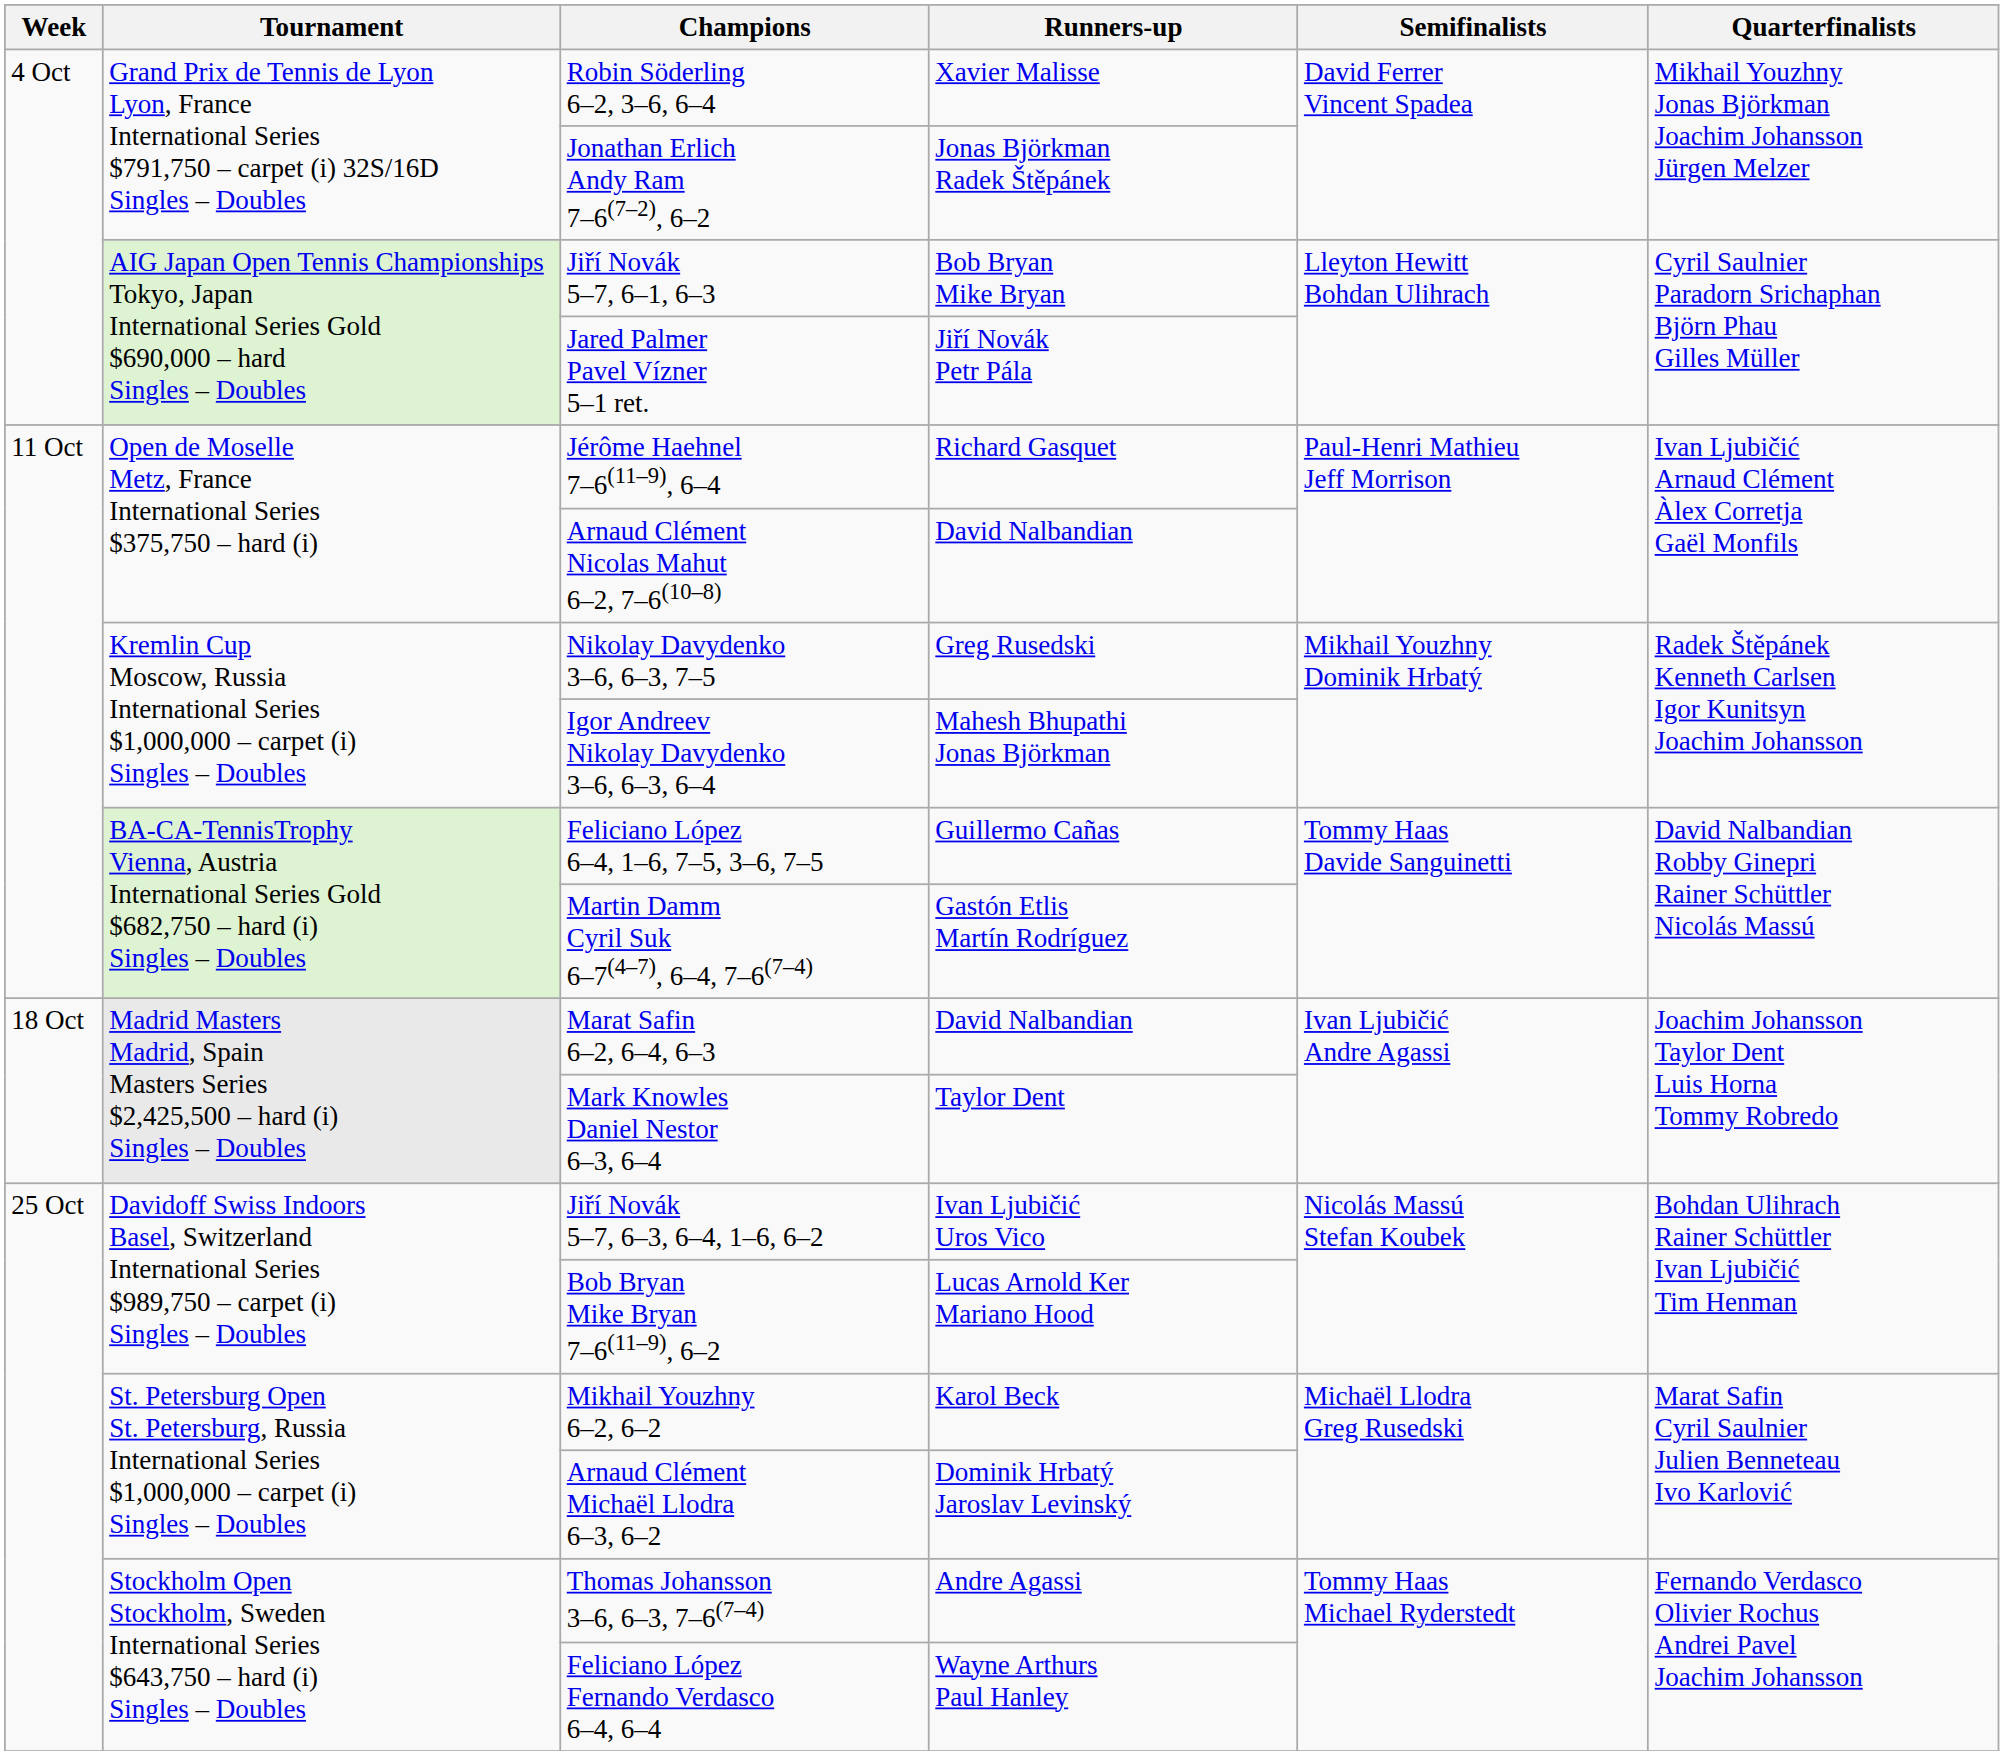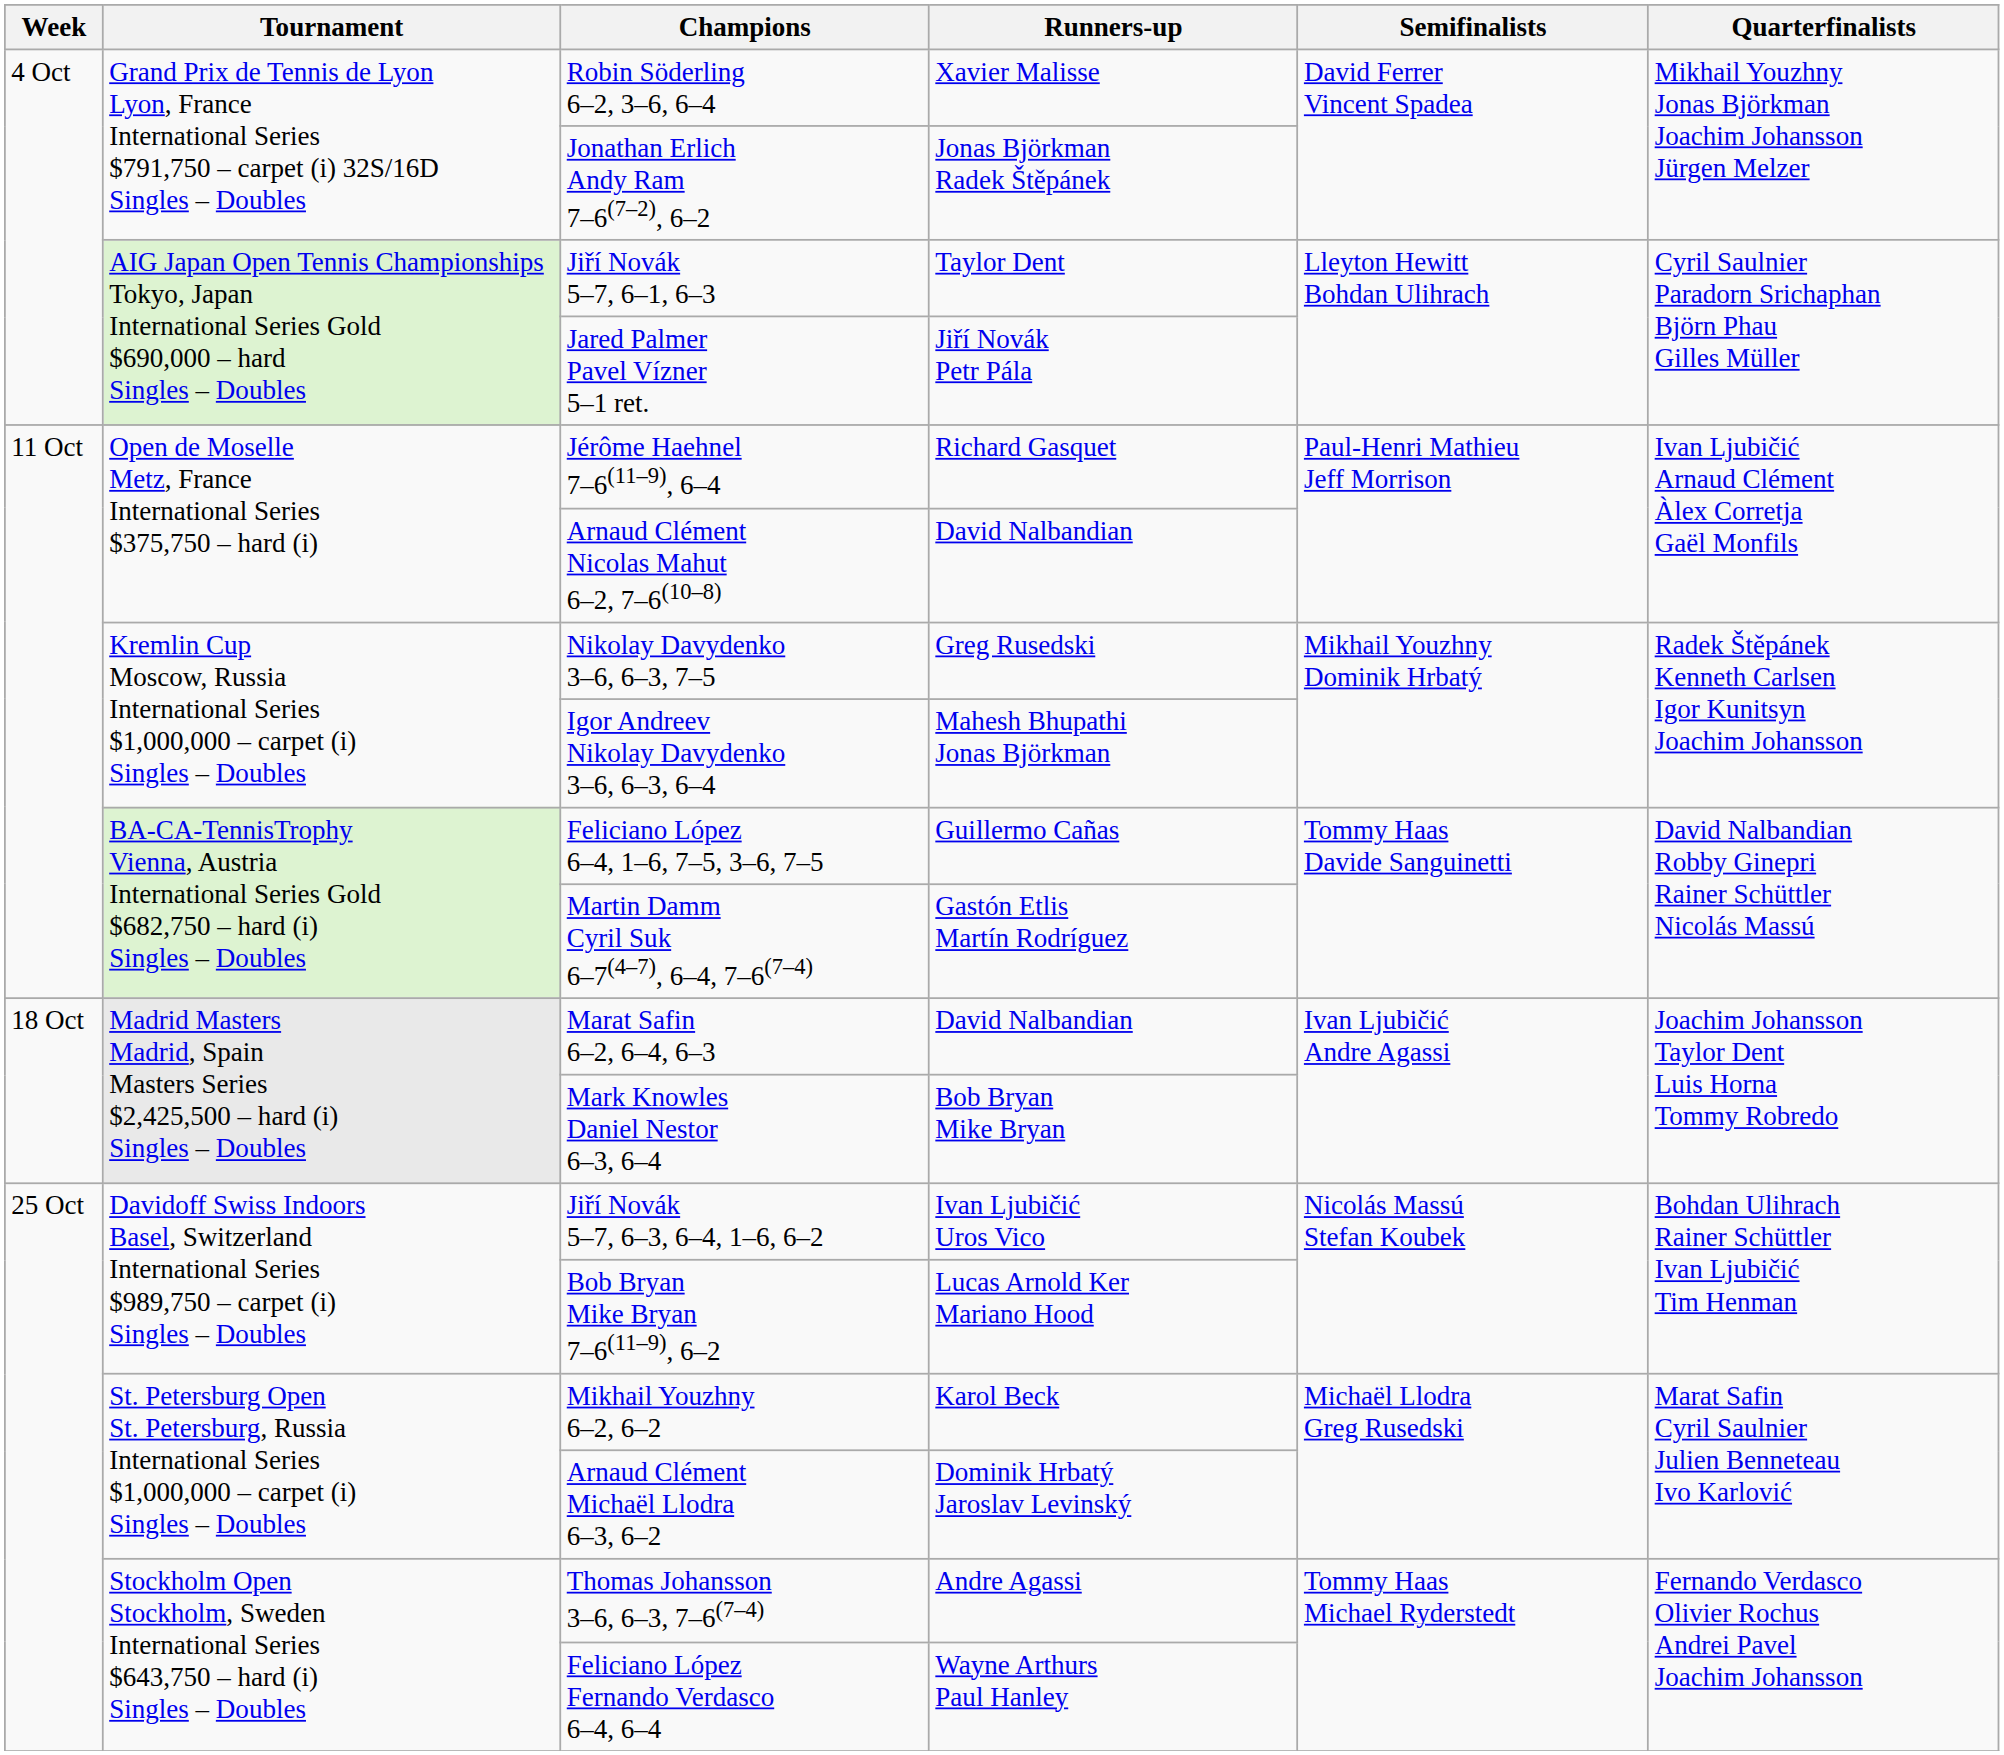(1000, 278) Bob Bryan Mike Bryan -> (1000, 262) Taylor Dent
(1000, 1096) Taylor Dent -> (1000, 1112) Bob Bryan Mike Bryan
